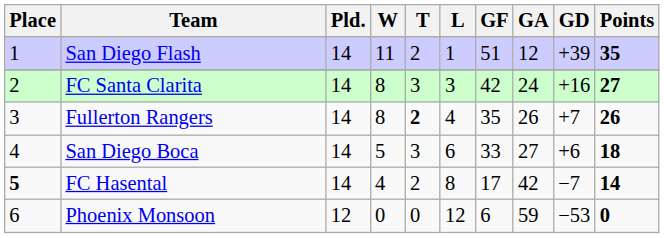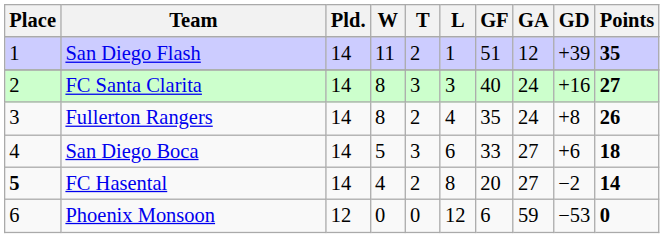(490, 85) 42 -> (490, 85) 40
(415, 118) bold -> (415, 118) normal
(528, 118) 26 -> (528, 118) 24
(569, 118) +7 -> (569, 118) +8
(490, 183) 17 -> (490, 183) 20
(528, 183) 42 -> (528, 183) 27
(569, 183) −7 -> (569, 183) −2
